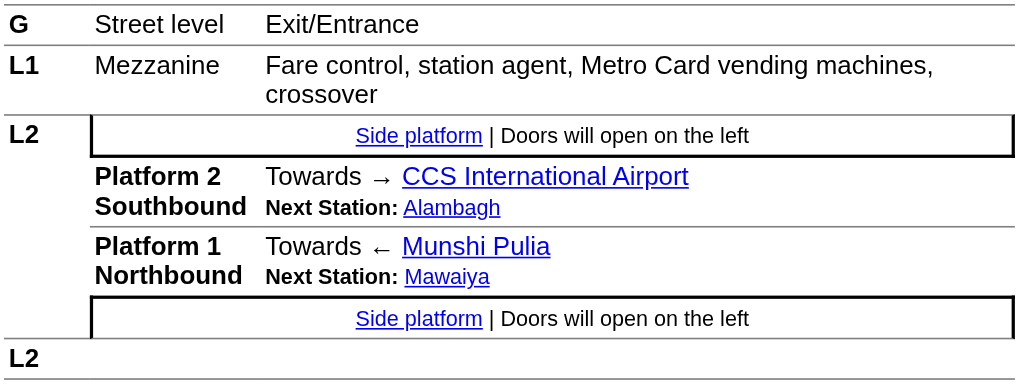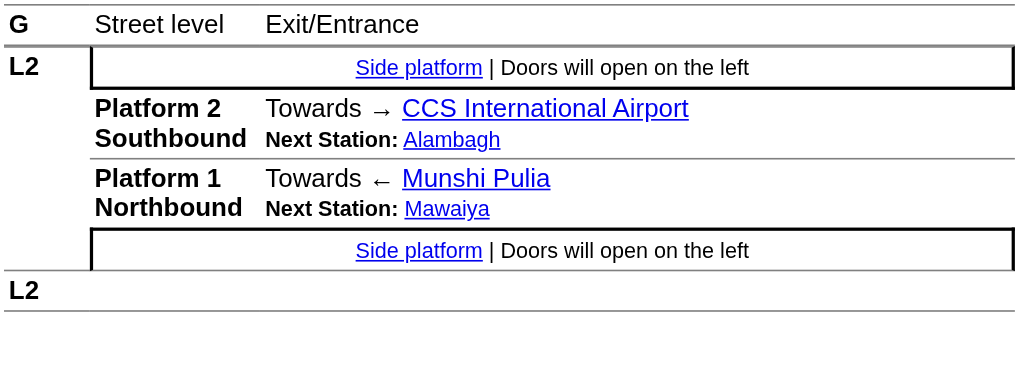- row: (157, 65)
